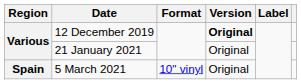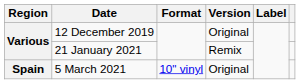(231, 32) bold -> (229, 32) normal
(229, 50) Original -> (225, 50) Remix
